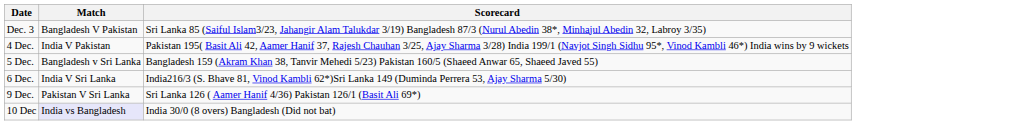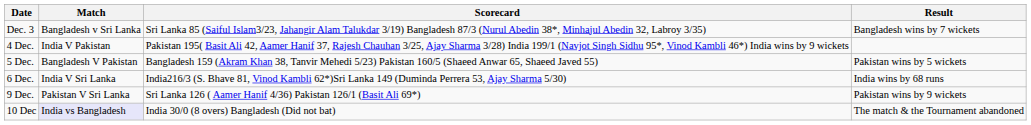+ column: (939, 12)
(89, 29) Bangladesh V Pakistan -> (91, 29) Bangladesh v Sri Lanka
(91, 62) Bangladesh v Sri Lanka -> (89, 62) Bangladesh V Pakistan
